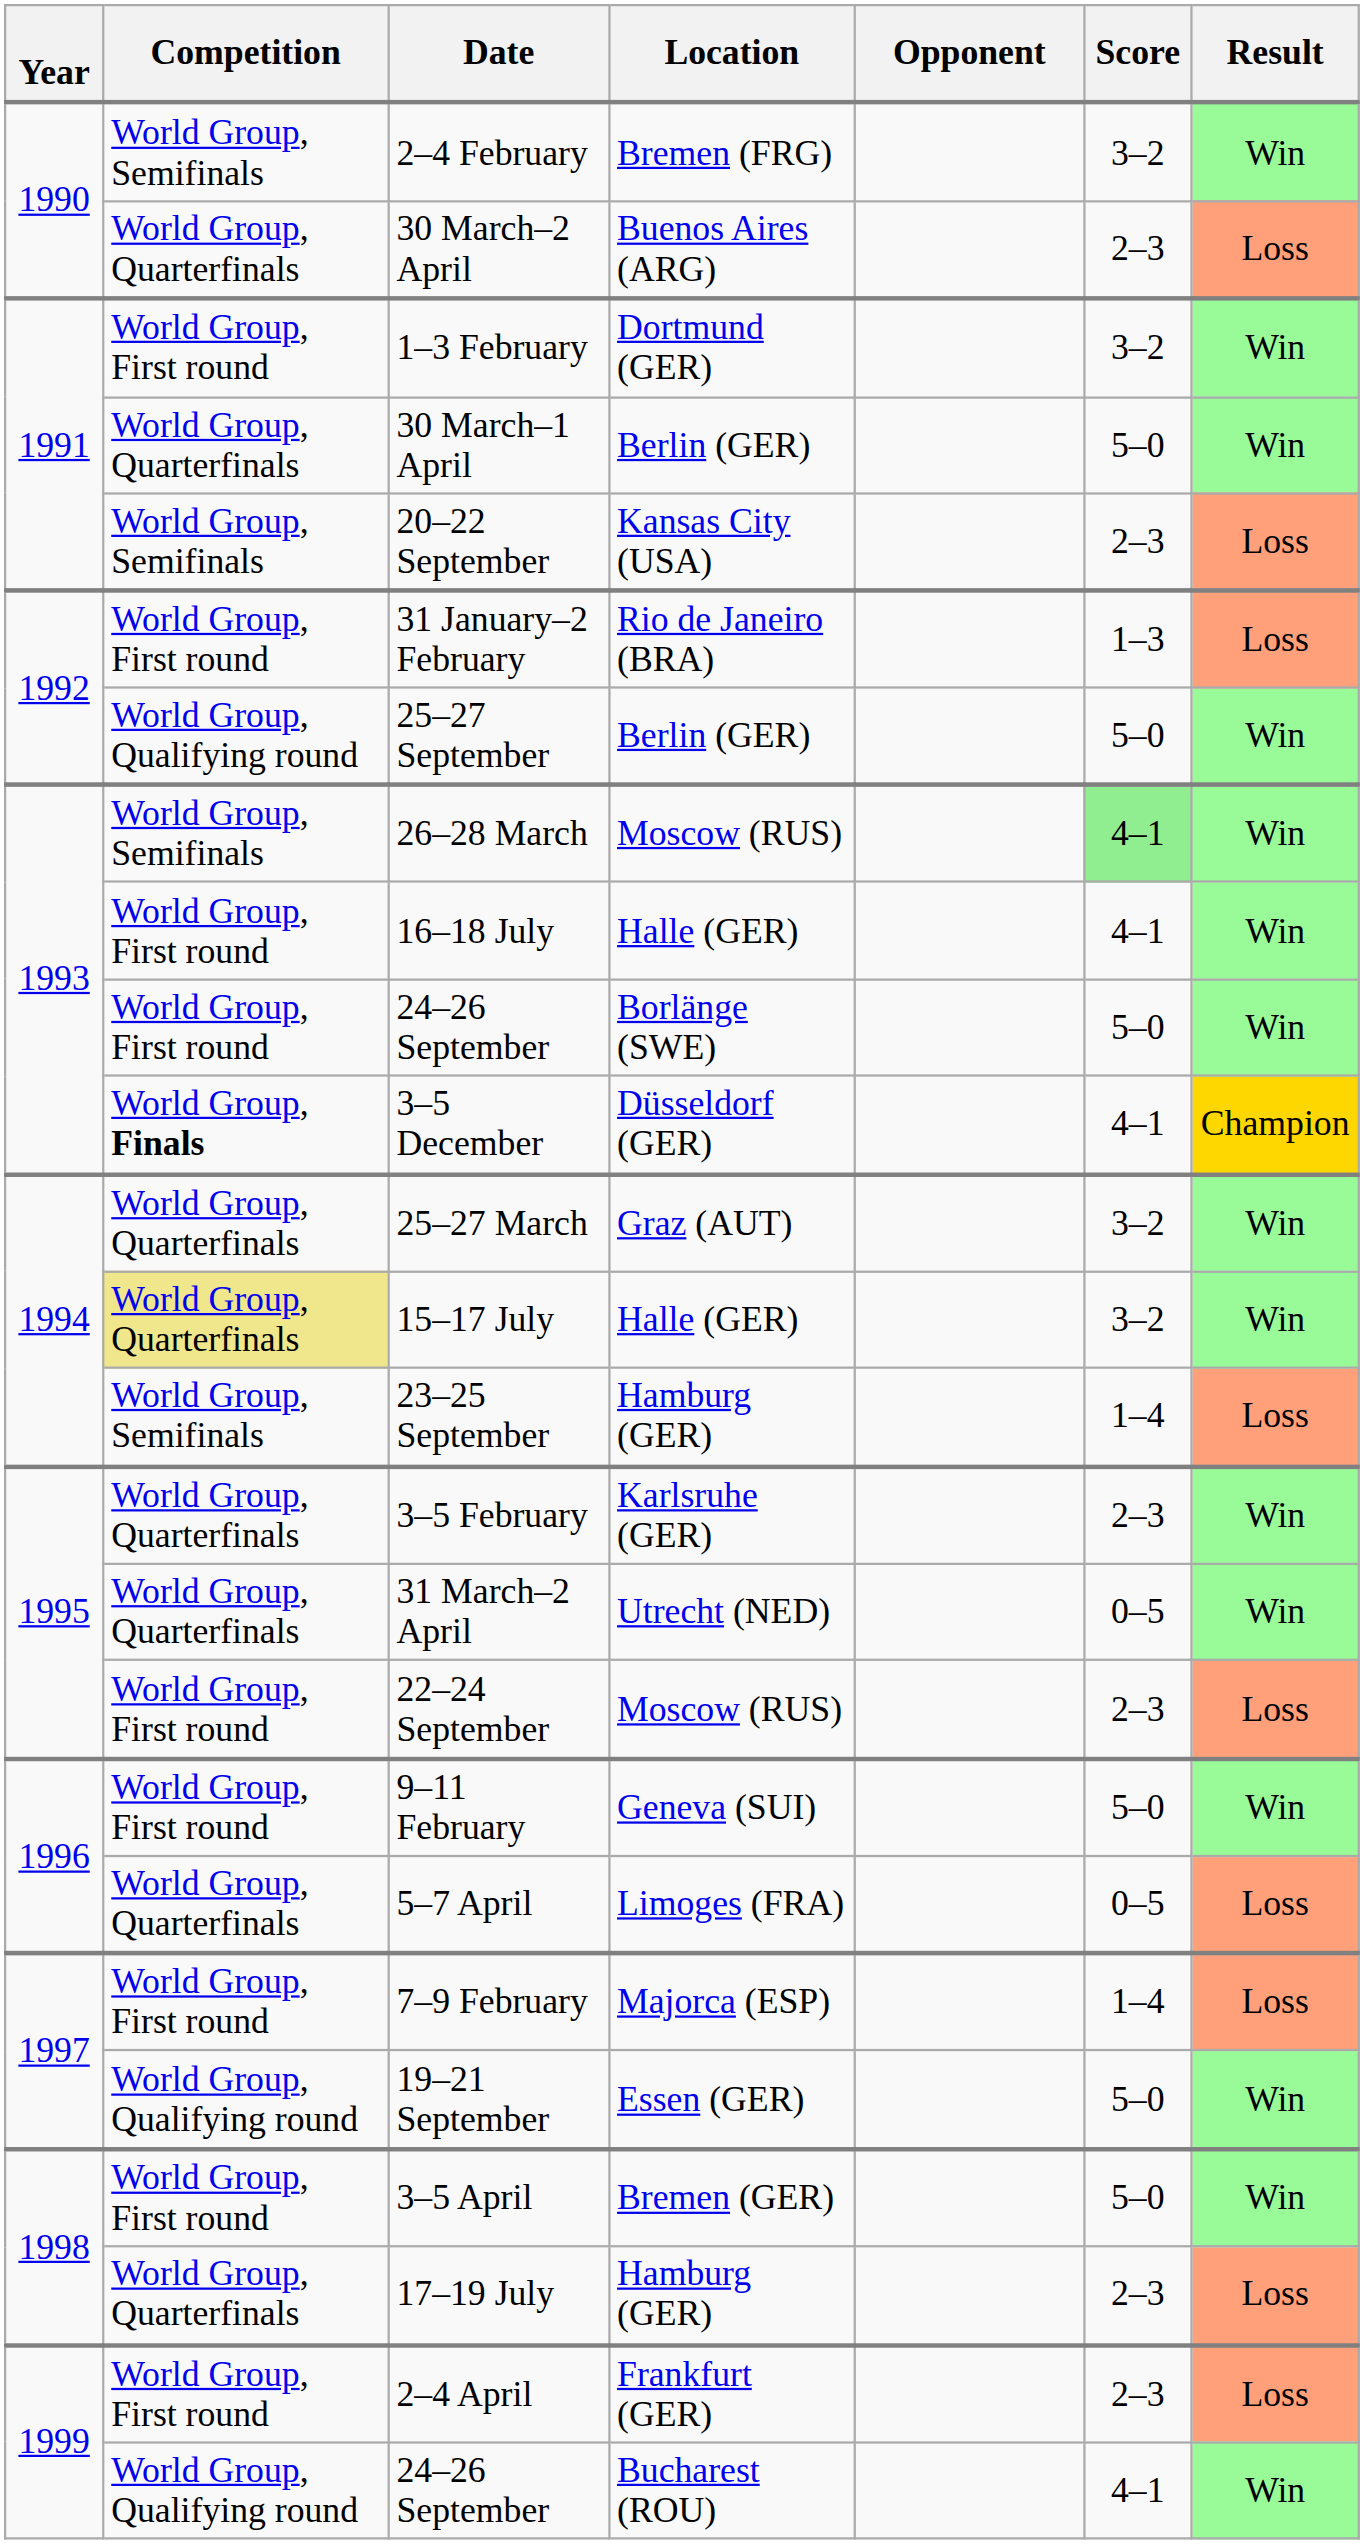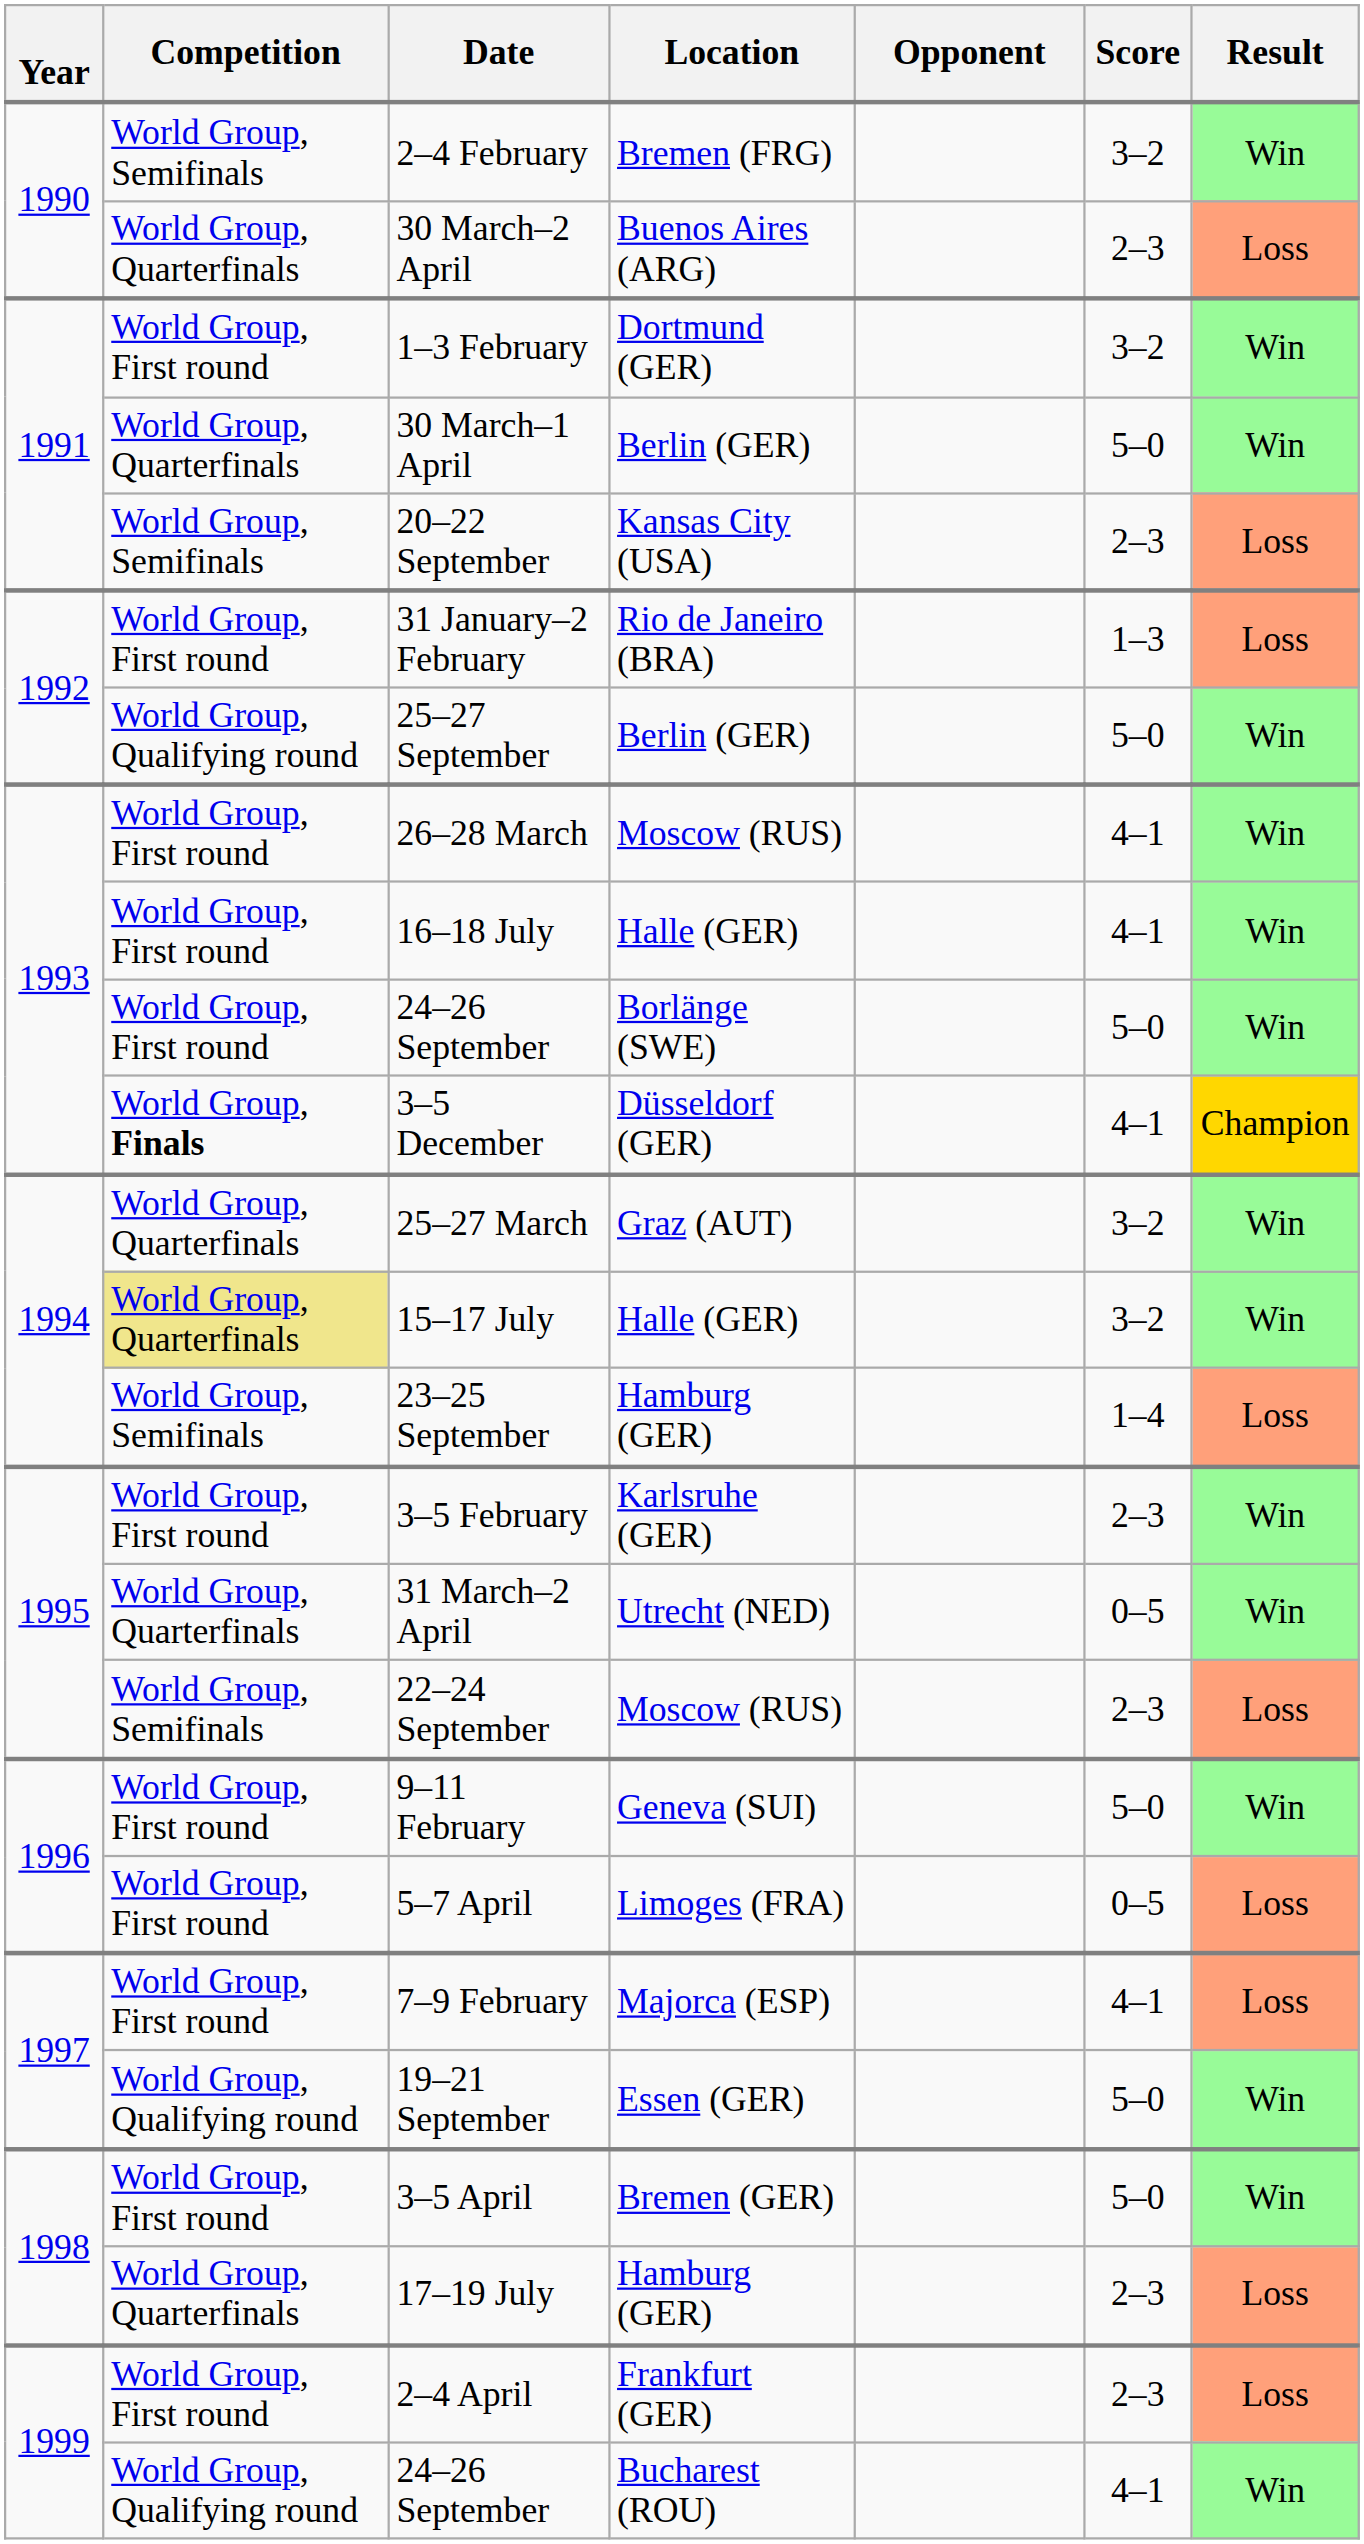(210, 833) World Group, Semifinals -> (210, 833) World Group, First round
(1138, 833) lightgreen background -> (1138, 833) no background
(210, 1514) World Group, Quarterfinals -> (210, 1514) World Group, First round
(210, 1708) World Group, First round -> (210, 1708) World Group, Semifinals
(210, 1904) World Group, Quarterfinals -> (210, 1904) World Group, First round
(1138, 2001) 1–4 -> (1138, 2001) 4–1
